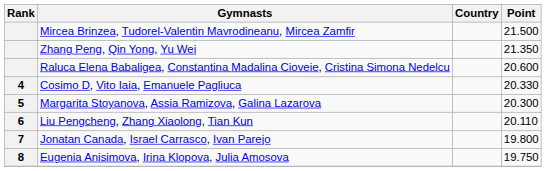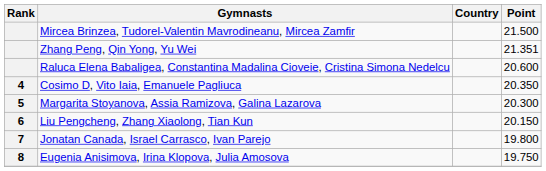(521, 49) 21.350 -> (521, 49) 21.351
(521, 85) 20.330 -> (521, 85) 20.350
(521, 121) 20.110 -> (521, 121) 20.150
